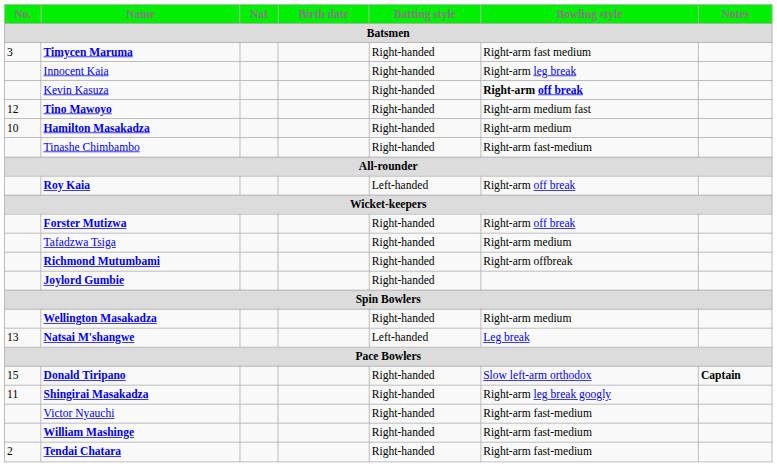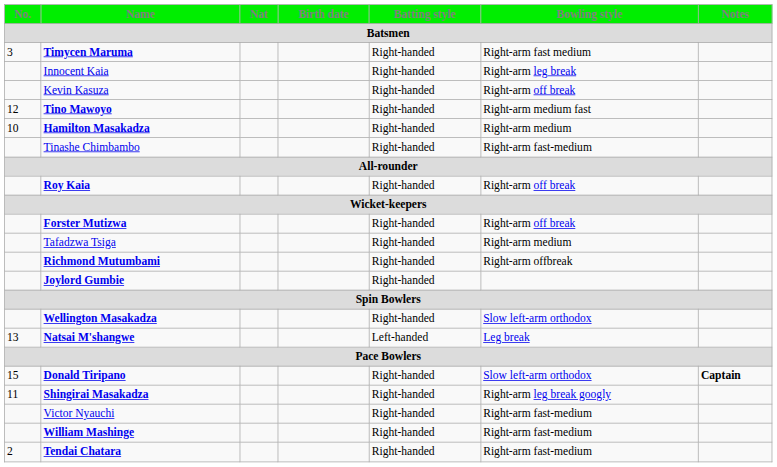(533, 90) bold -> (529, 90) normal
(400, 185) Left-handed -> (403, 185) Right-handed
(527, 318) Right-arm medium -> (537, 318) Slow left-arm orthodox
